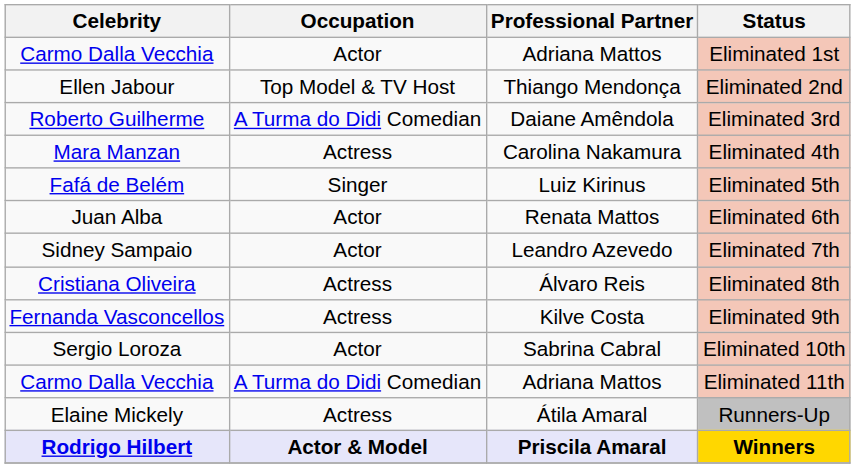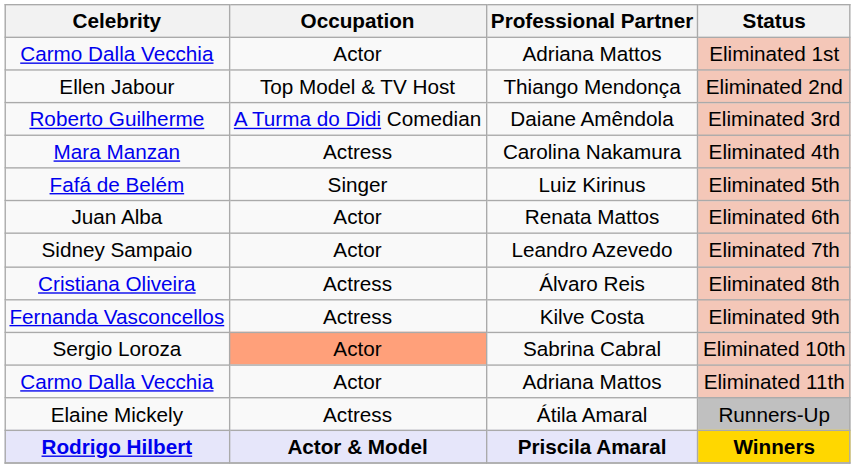(358, 348) no background -> (358, 348) lightsalmon background
(358, 381) A Turma do Didi Comedian -> (358, 381) Actor
